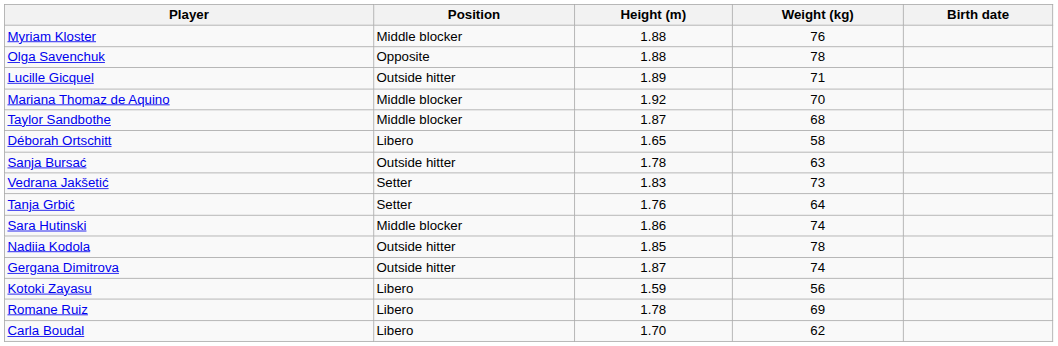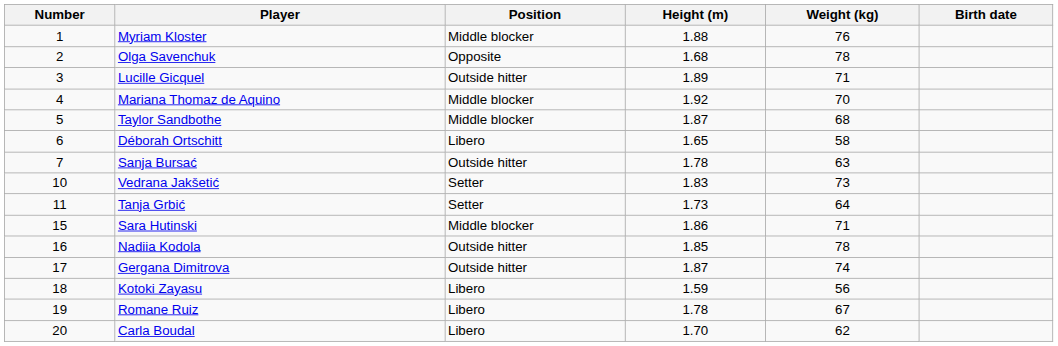+ column: (60, 15)
(653, 57) 1.88 -> (695, 57) 1.68
(653, 204) 1.76 -> (695, 204) 1.73
(818, 225) 74 -> (842, 225) 71
(818, 309) 69 -> (842, 309) 67
